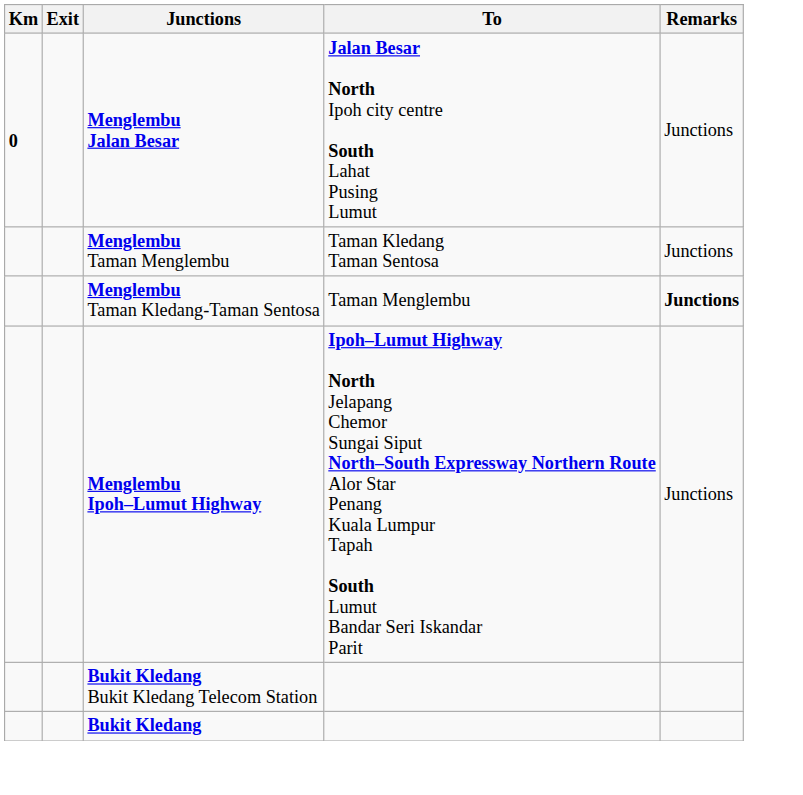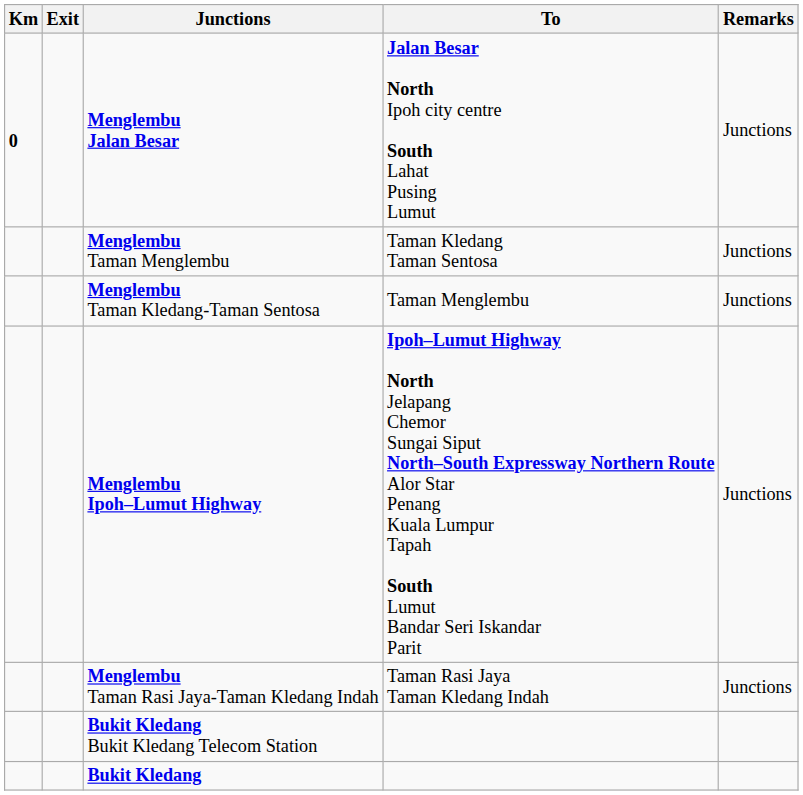(702, 300) bold -> (757, 300) normal
+ row: (233, 686)
